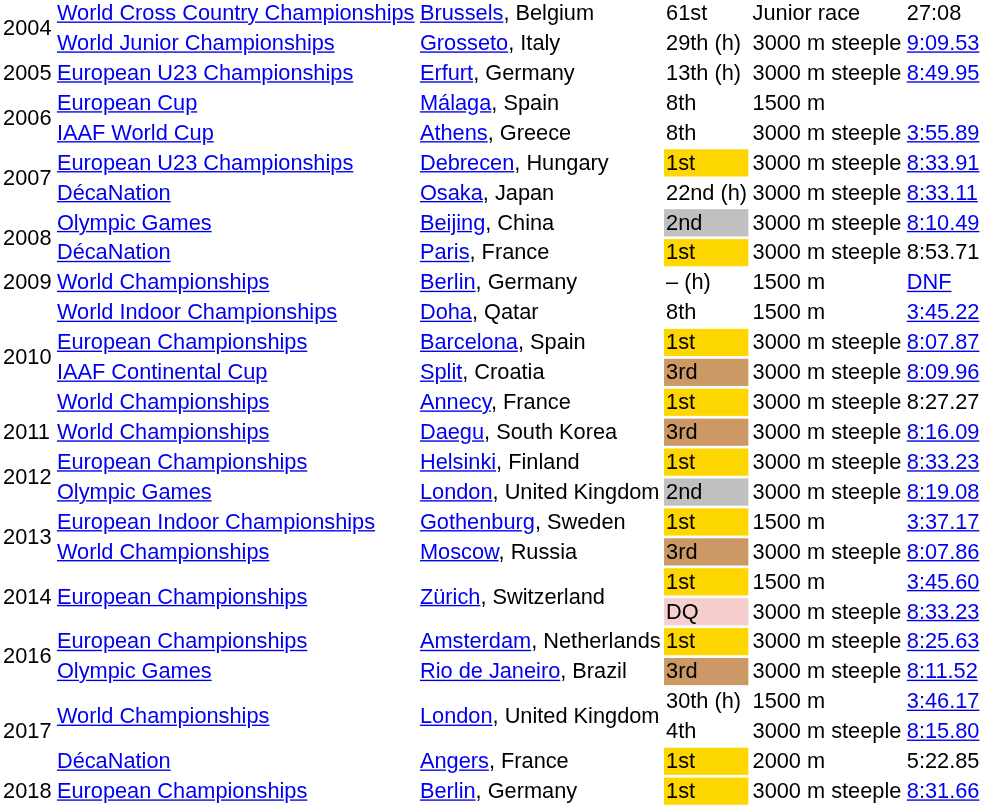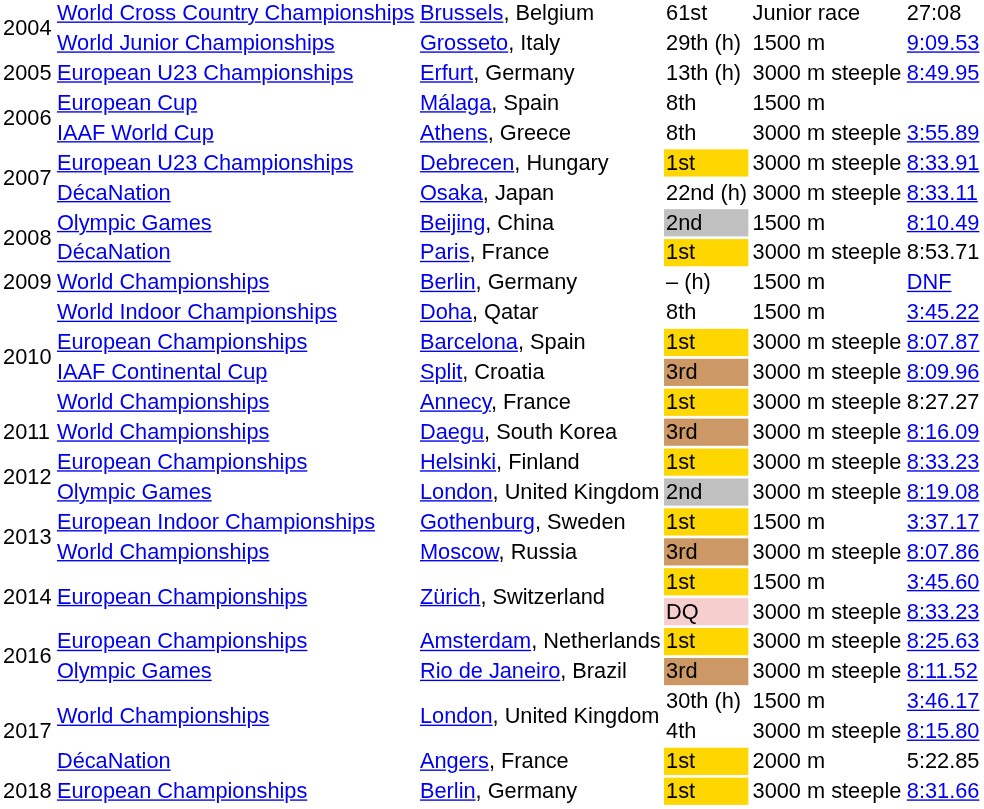(827, 43) 3000 m steeple -> (789, 43) 1500 m
(827, 222) 3000 m steeple -> (789, 222) 1500 m
